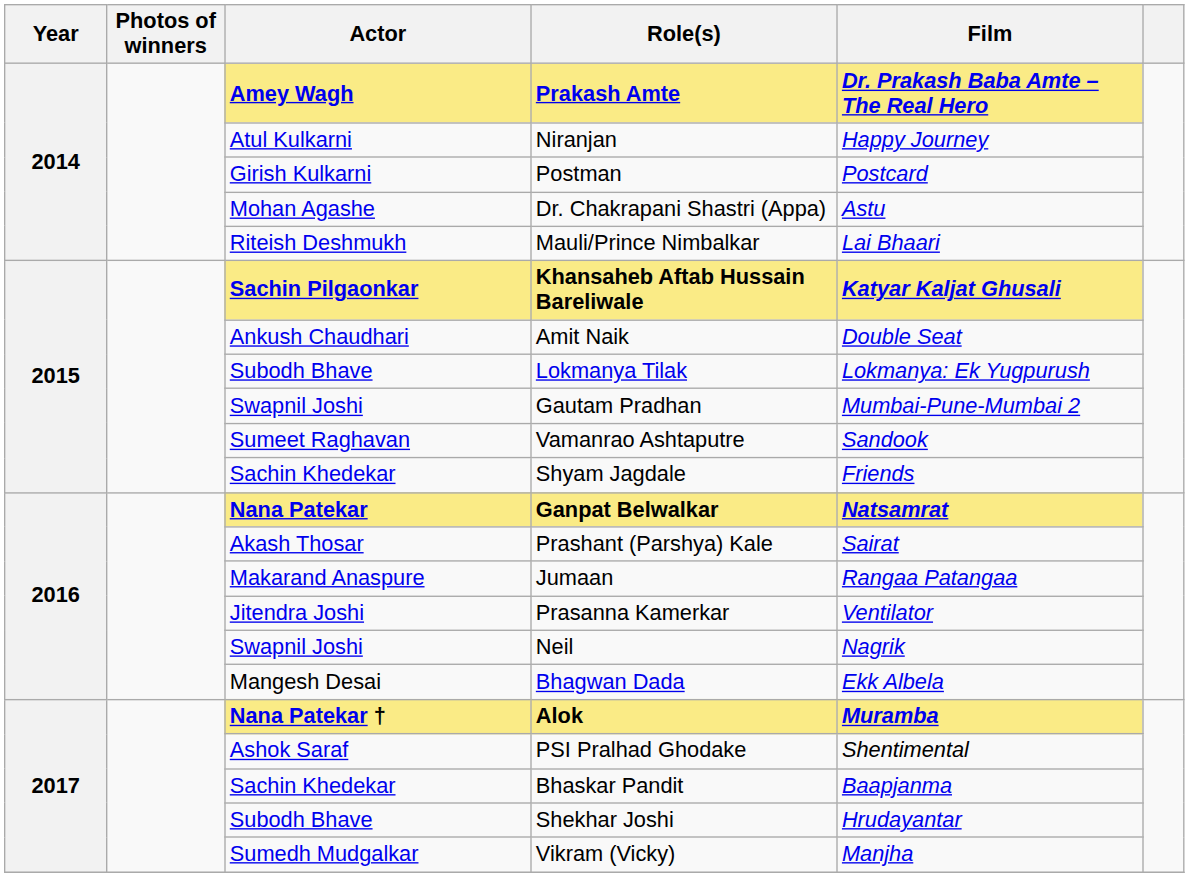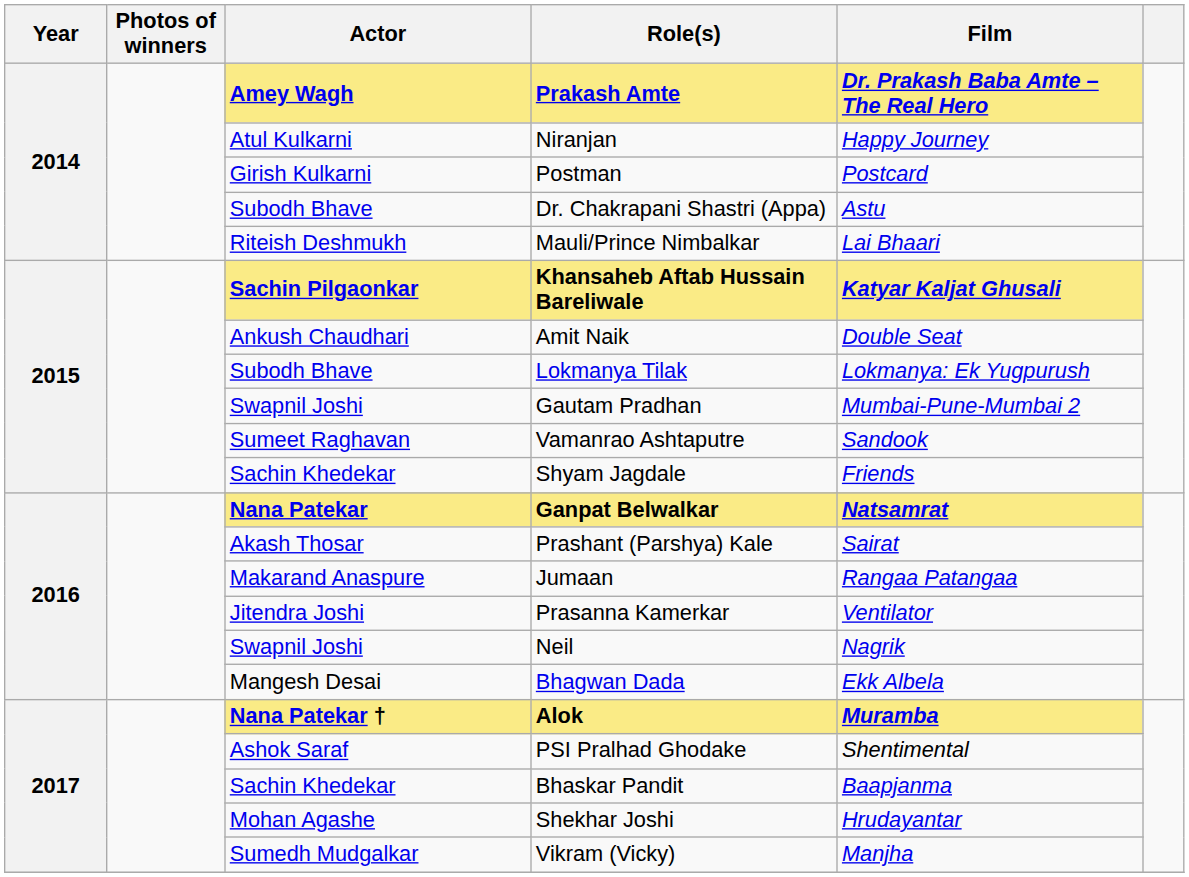(302, 208) Mohan Agashe -> (301, 208) Subodh Bhave
(301, 819) Subodh Bhave -> (302, 819) Mohan Agashe
